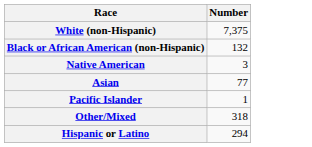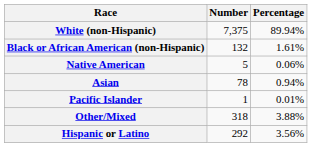+ column: (279, 13)
(245, 64) 3 -> (245, 64) 5
(243, 82) 77 -> (243, 82) 78
(240, 133) 294 -> (240, 133) 292
